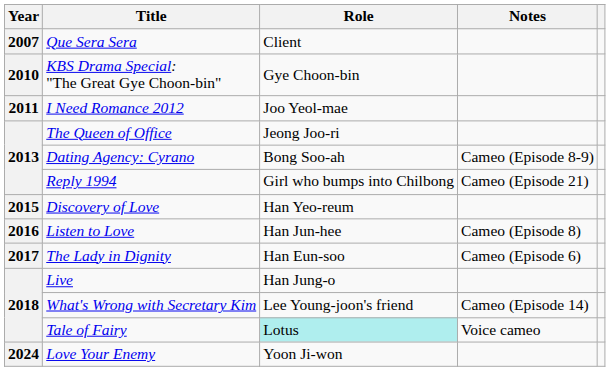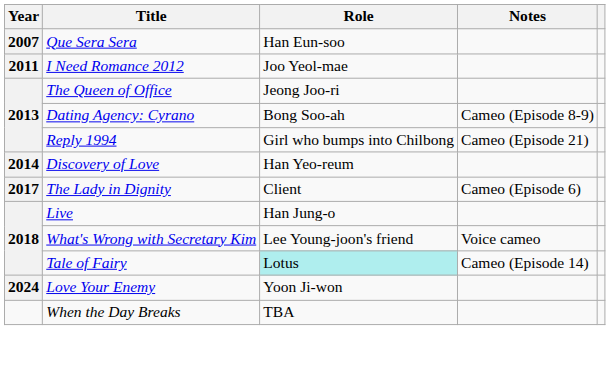(282, 41) Client -> (304, 41) Han Eun-soo
- row: (134, 74)
(24, 206) 2015 -> (24, 164) 2014
- row: (90, 231)
(304, 255) Han Eun-soo -> (282, 189) Client
(525, 305) Cameo (Episode 14) -> (501, 238) Voice cameo
(501, 329) Voice cameo -> (525, 262) Cameo (Episode 14)
+ row: (113, 312)
